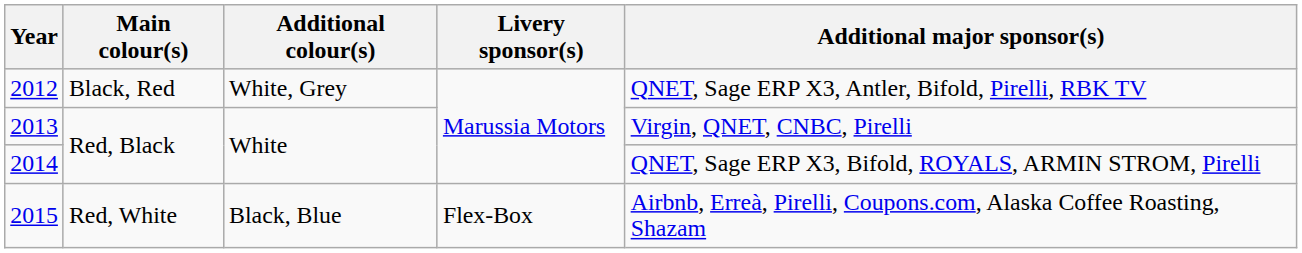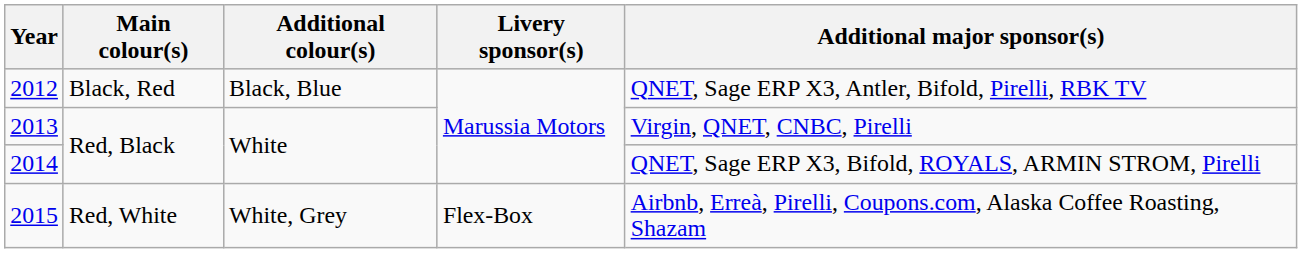(288, 88) White, Grey -> (285, 88) Black, Blue
(285, 214) Black, Blue -> (288, 214) White, Grey
